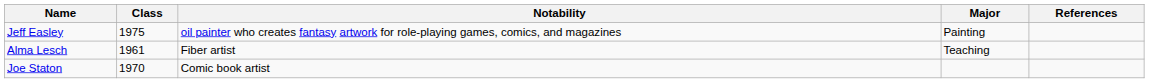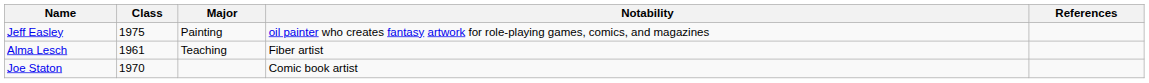columns swapped: (985, 13) <-> (559, 13)
